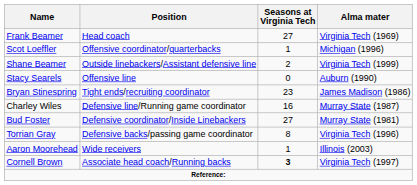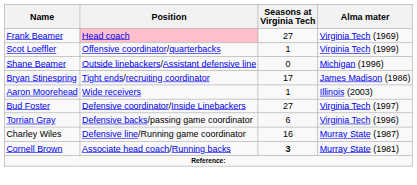(106, 36) no background -> (106, 36) pink background
(352, 50) Michigan (1996) -> (359, 50) Virginia Tech (1999)
(288, 64) 2 -> (288, 64) 0
(359, 64) Virginia Tech (1999) -> (352, 64) Michigan (1996)
- row: (34, 78)
(288, 92) 23 -> (288, 78) 17
rows swapped: (42, 149) <-> (34, 106)
(359, 120) Murray State (1981) -> (359, 106) Virginia Tech (1997)
(288, 135) 8 -> (288, 120) 6
(359, 163) Virginia Tech (1997) -> (359, 149) Murray State (1981)
